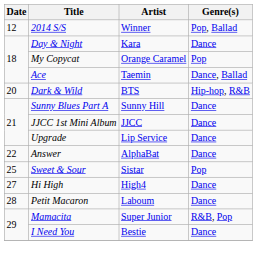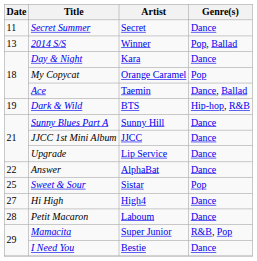+ row: (61, 28)
(12, 28) 12 -> (12, 43) 13
(12, 91) 20 -> (12, 106) 19
